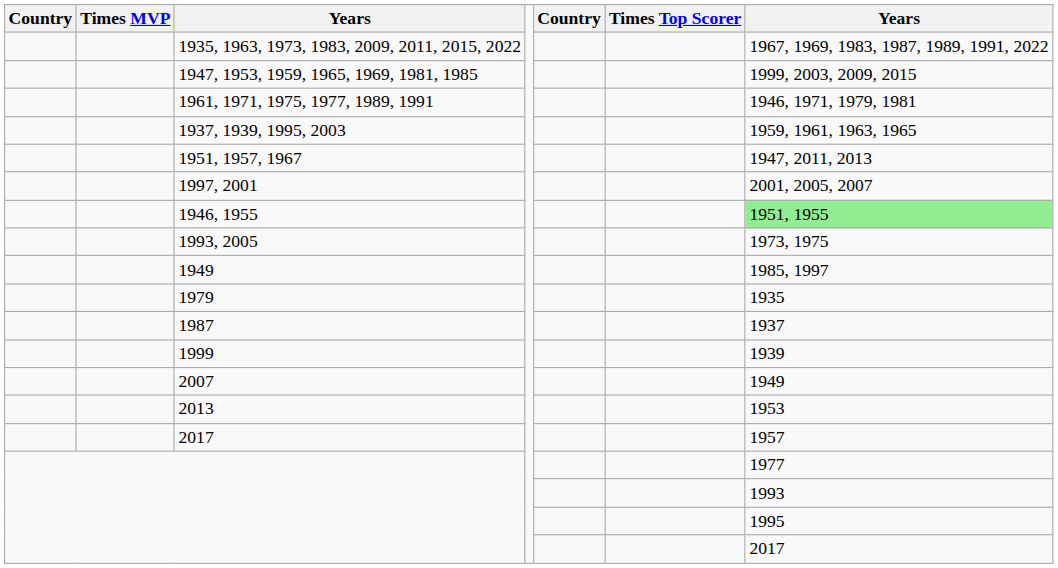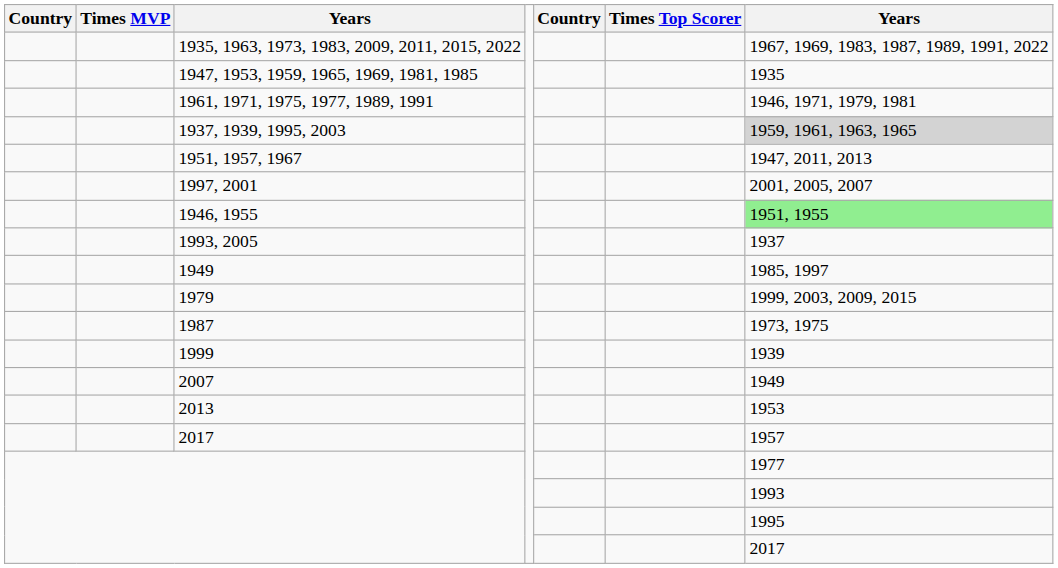(833, 74) 1999, 2003, 2009, 2015 -> (767, 74) 1935
(833, 130) no background -> (833, 130) lightgrey background
(789, 241) 1973, 1975 -> (767, 241) 1937
(767, 297) 1935 -> (833, 297) 1999, 2003, 2009, 2015
(767, 325) 1937 -> (789, 325) 1973, 1975
